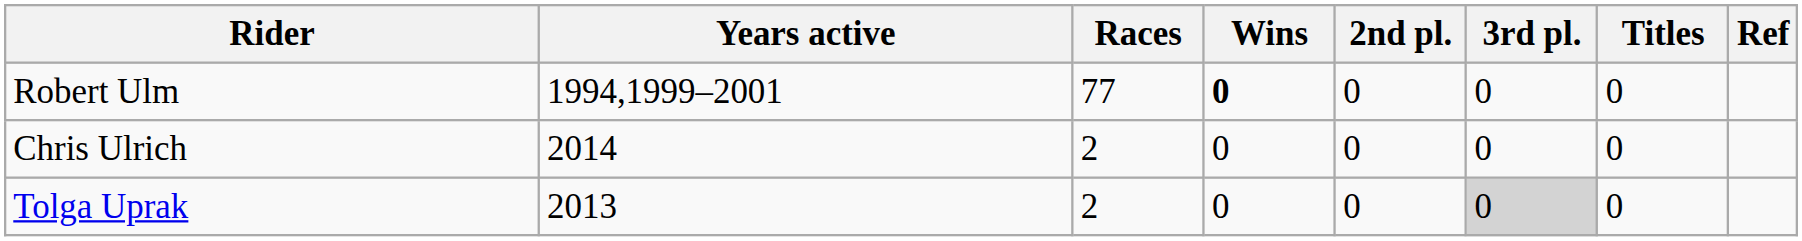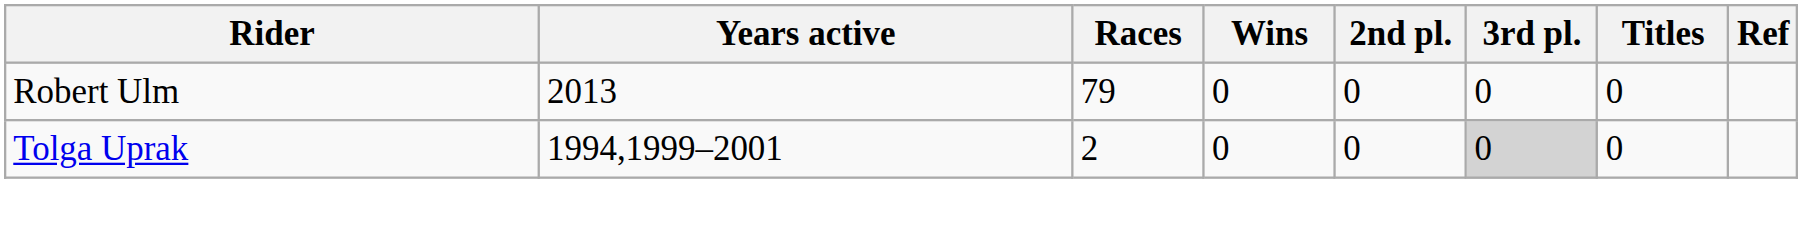(665, 91) 1994,1999–2001 -> (582, 91) 2013
(1098, 91) 77 -> (1098, 91) 79
(1221, 91) bold -> (1221, 91) normal
- row: (100, 148)
(582, 206) 2013 -> (665, 148) 1994,1999–2001
